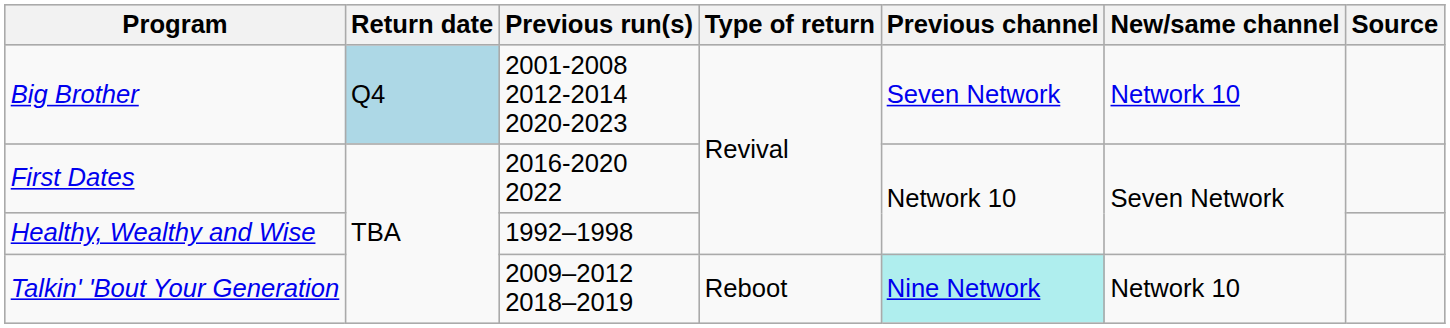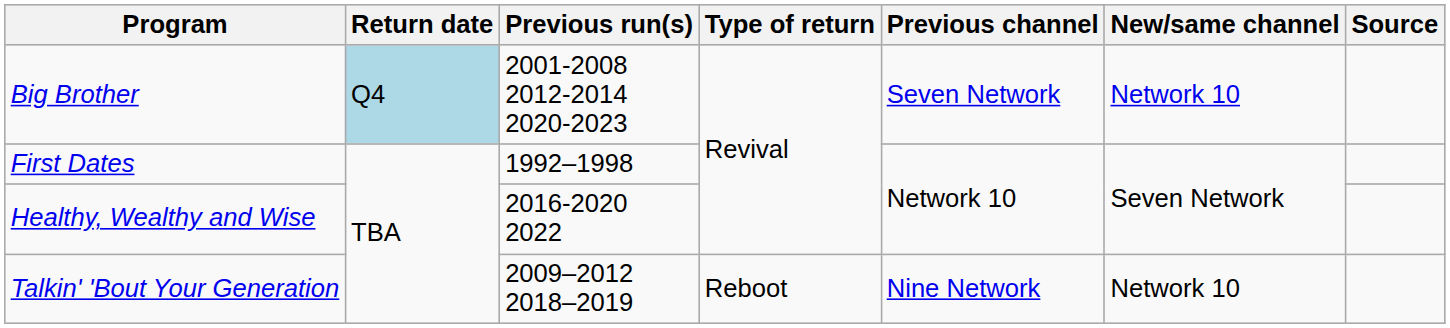(566, 178) 2016-2020 2022 -> (569, 163) 1992–1998
(569, 233) 1992–1998 -> (566, 218) 2016-2020 2022
(964, 288) paleturquoise background -> (964, 288) no background
